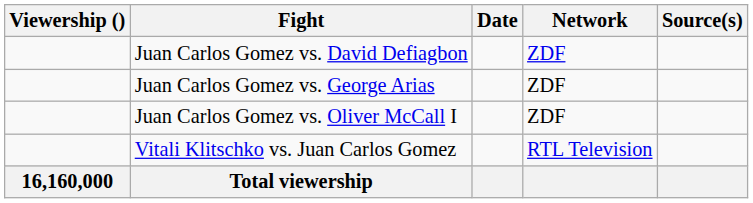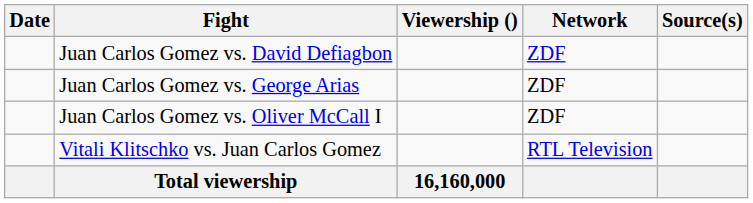columns swapped: (497, 20) <-> (67, 20)
